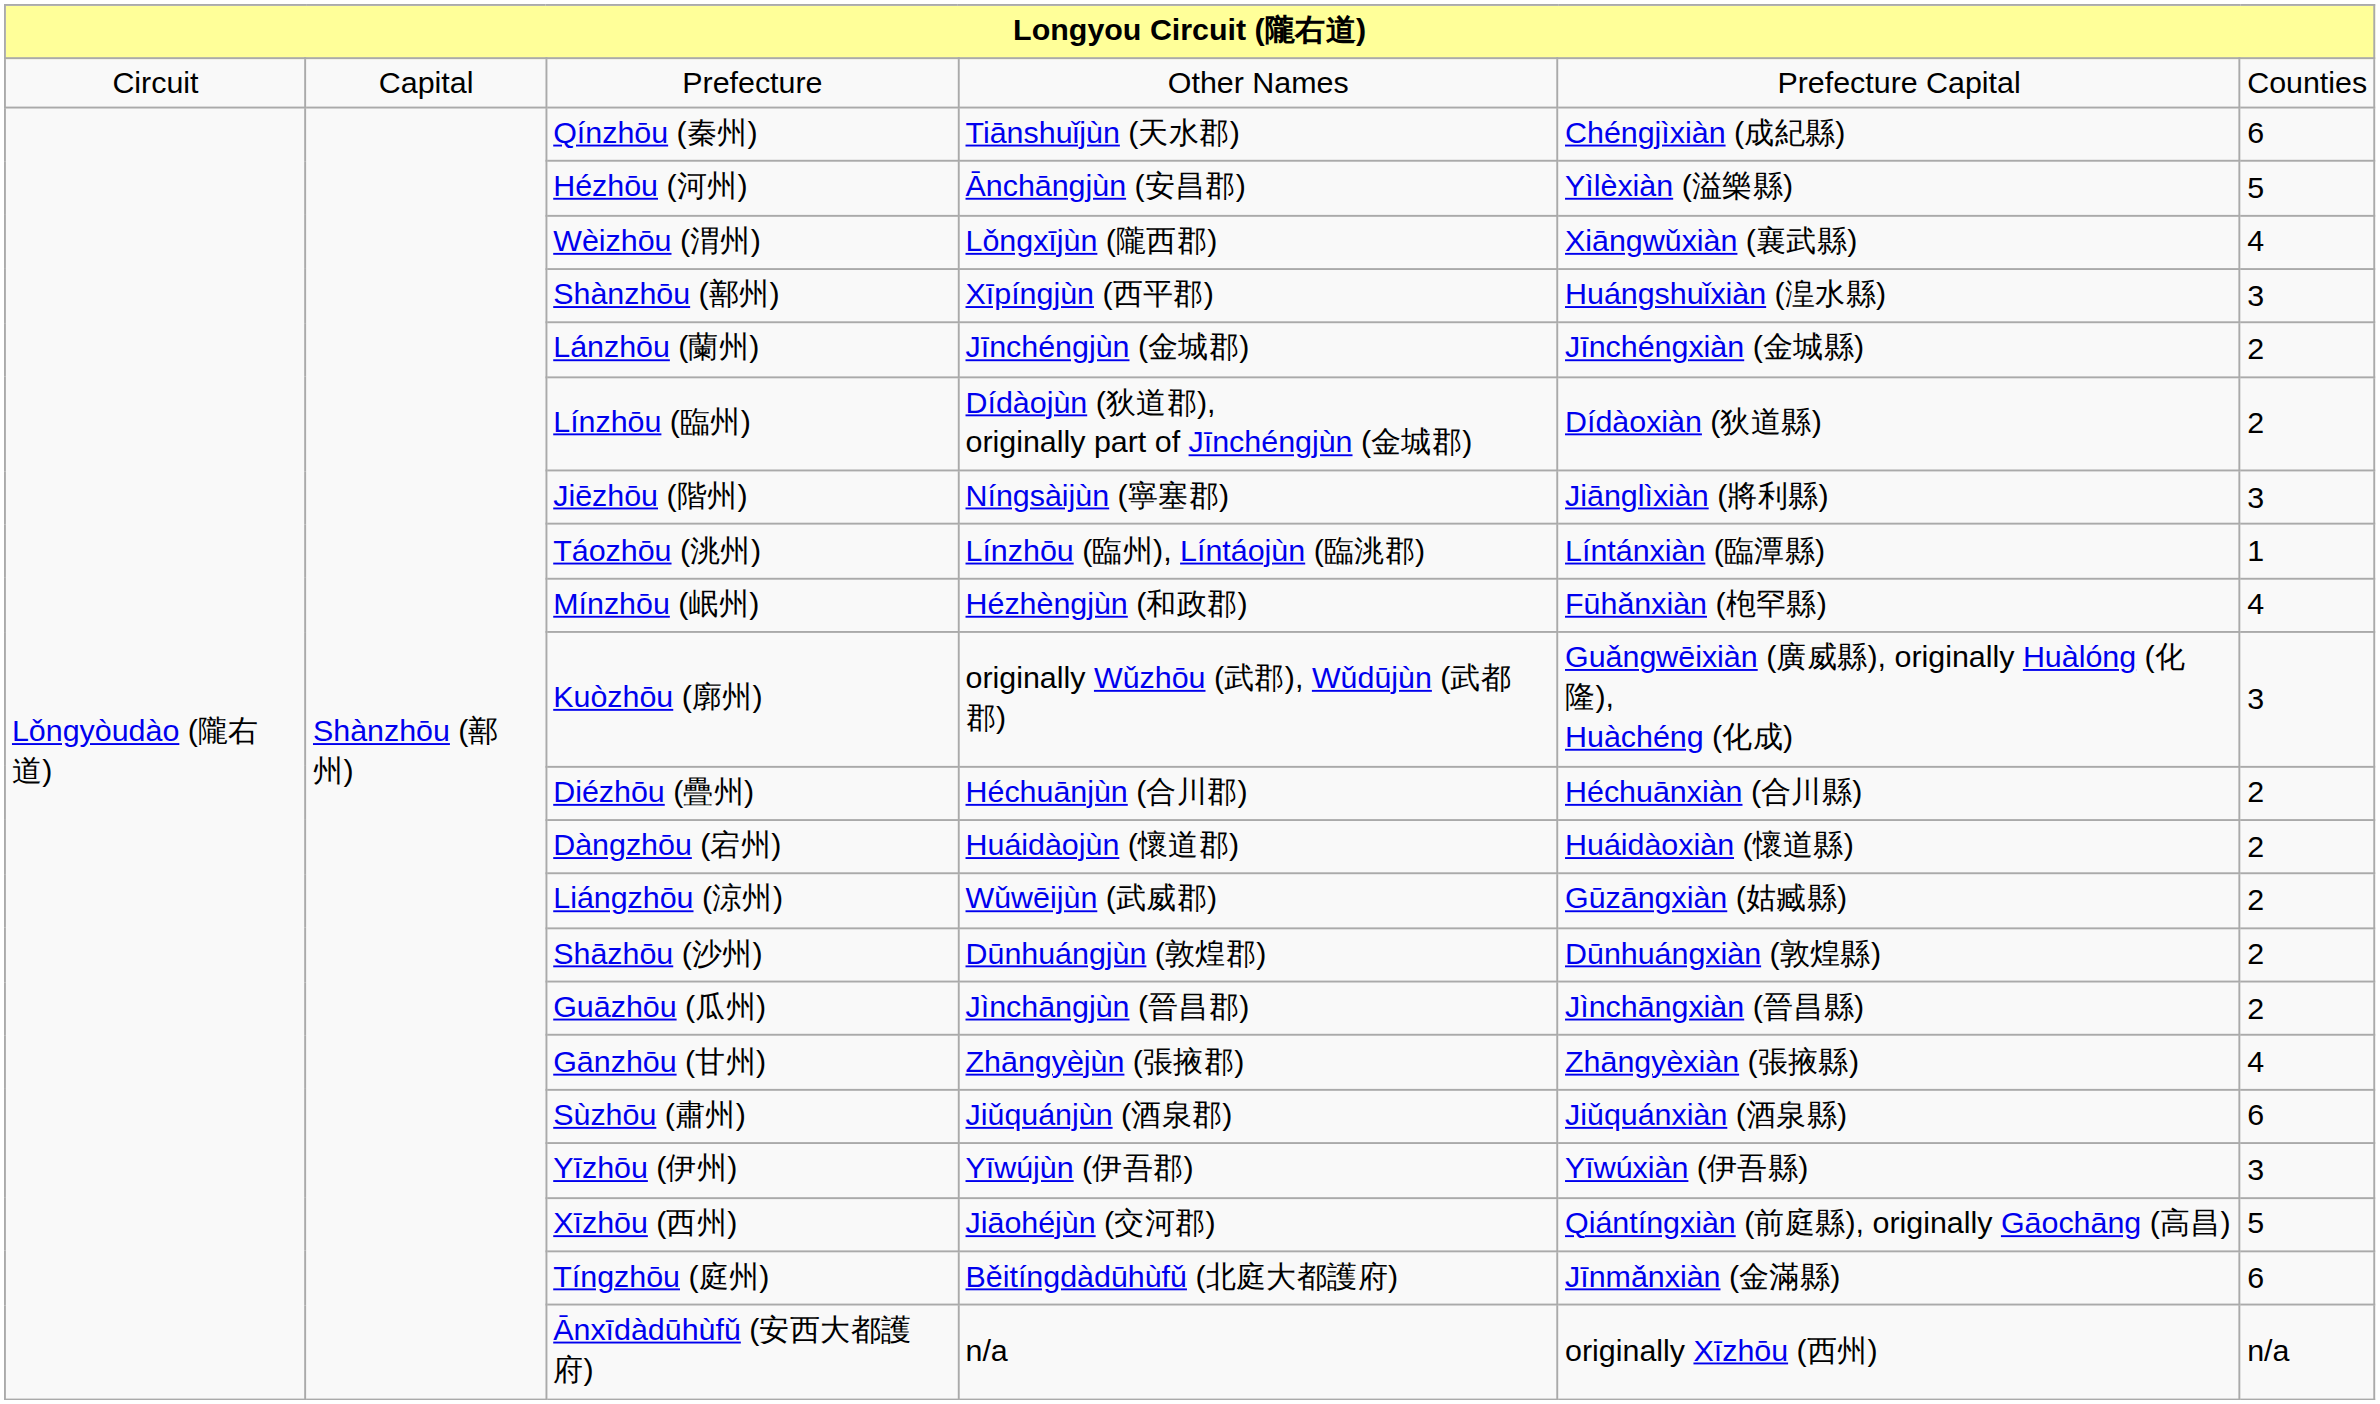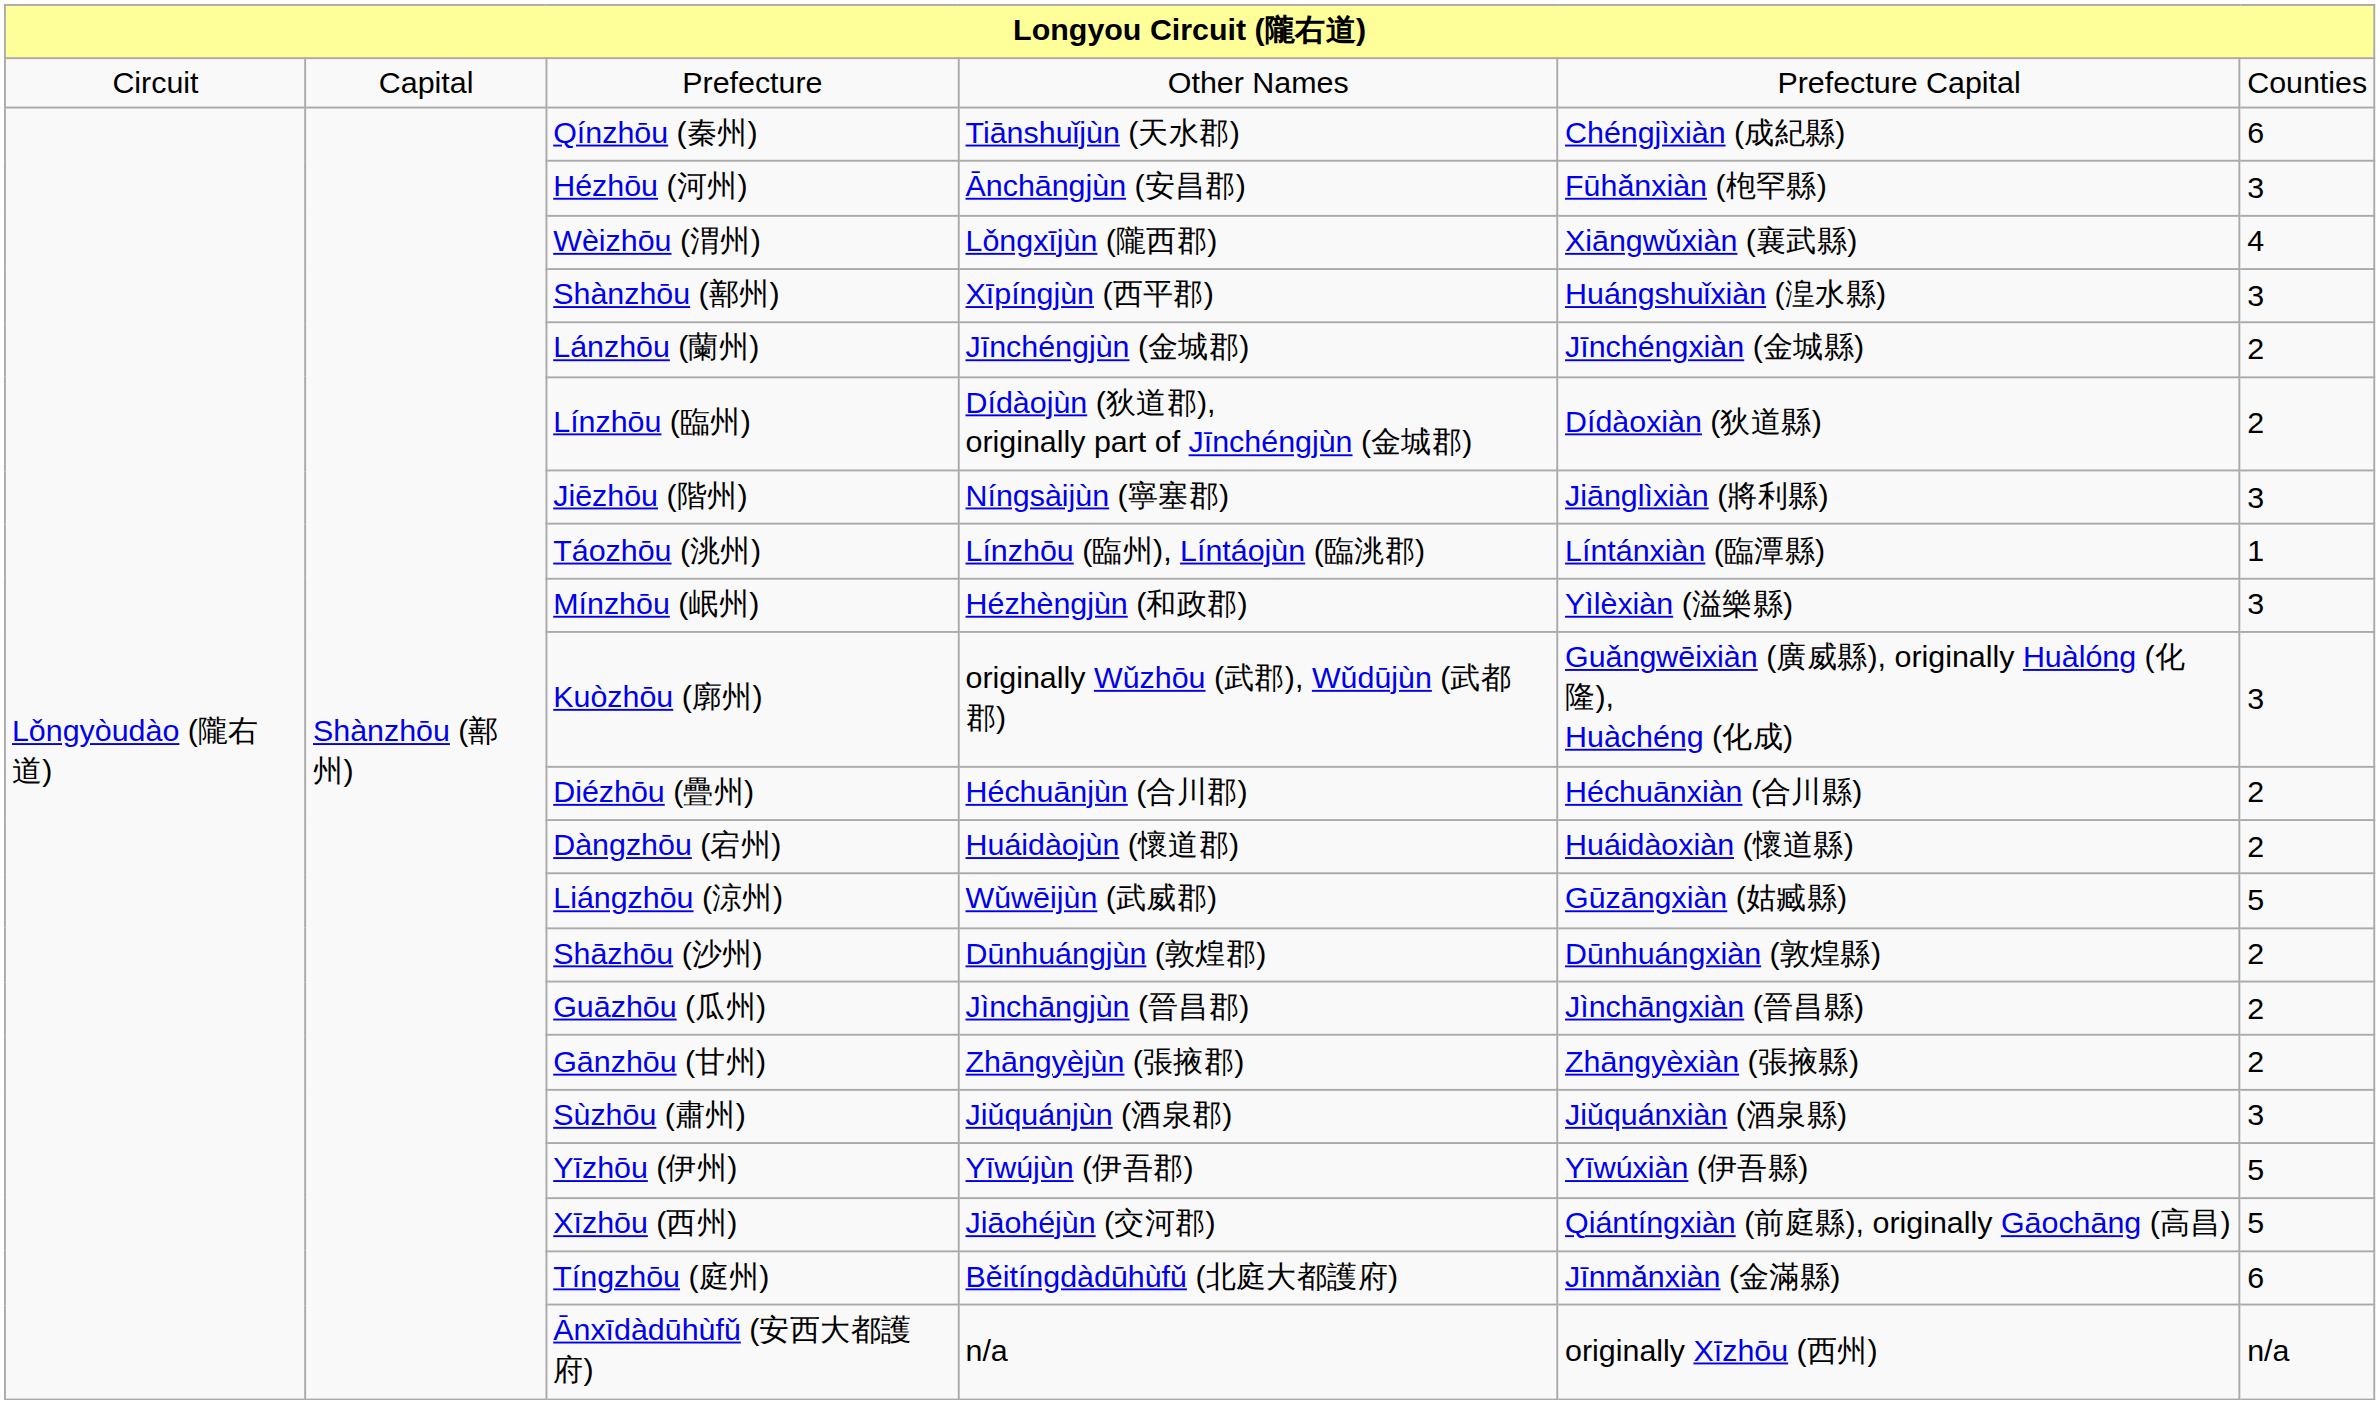(1679, 186) Yìlèxiàn (溢樂縣) -> (1696, 186) Fūhǎnxiàn (枹罕縣)
(2256, 187) 5 -> (2256, 187) 3
(1696, 603) Fūhǎnxiàn (枹罕縣) -> (1679, 603) Yìlèxiàn (溢樂縣)
(2256, 604) 4 -> (2256, 604) 3
(2256, 900) 2 -> (2256, 900) 5
(2256, 1061) 4 -> (2256, 1061) 2
(2256, 1115) 6 -> (2256, 1115) 3
(2256, 1169) 3 -> (2256, 1169) 5
